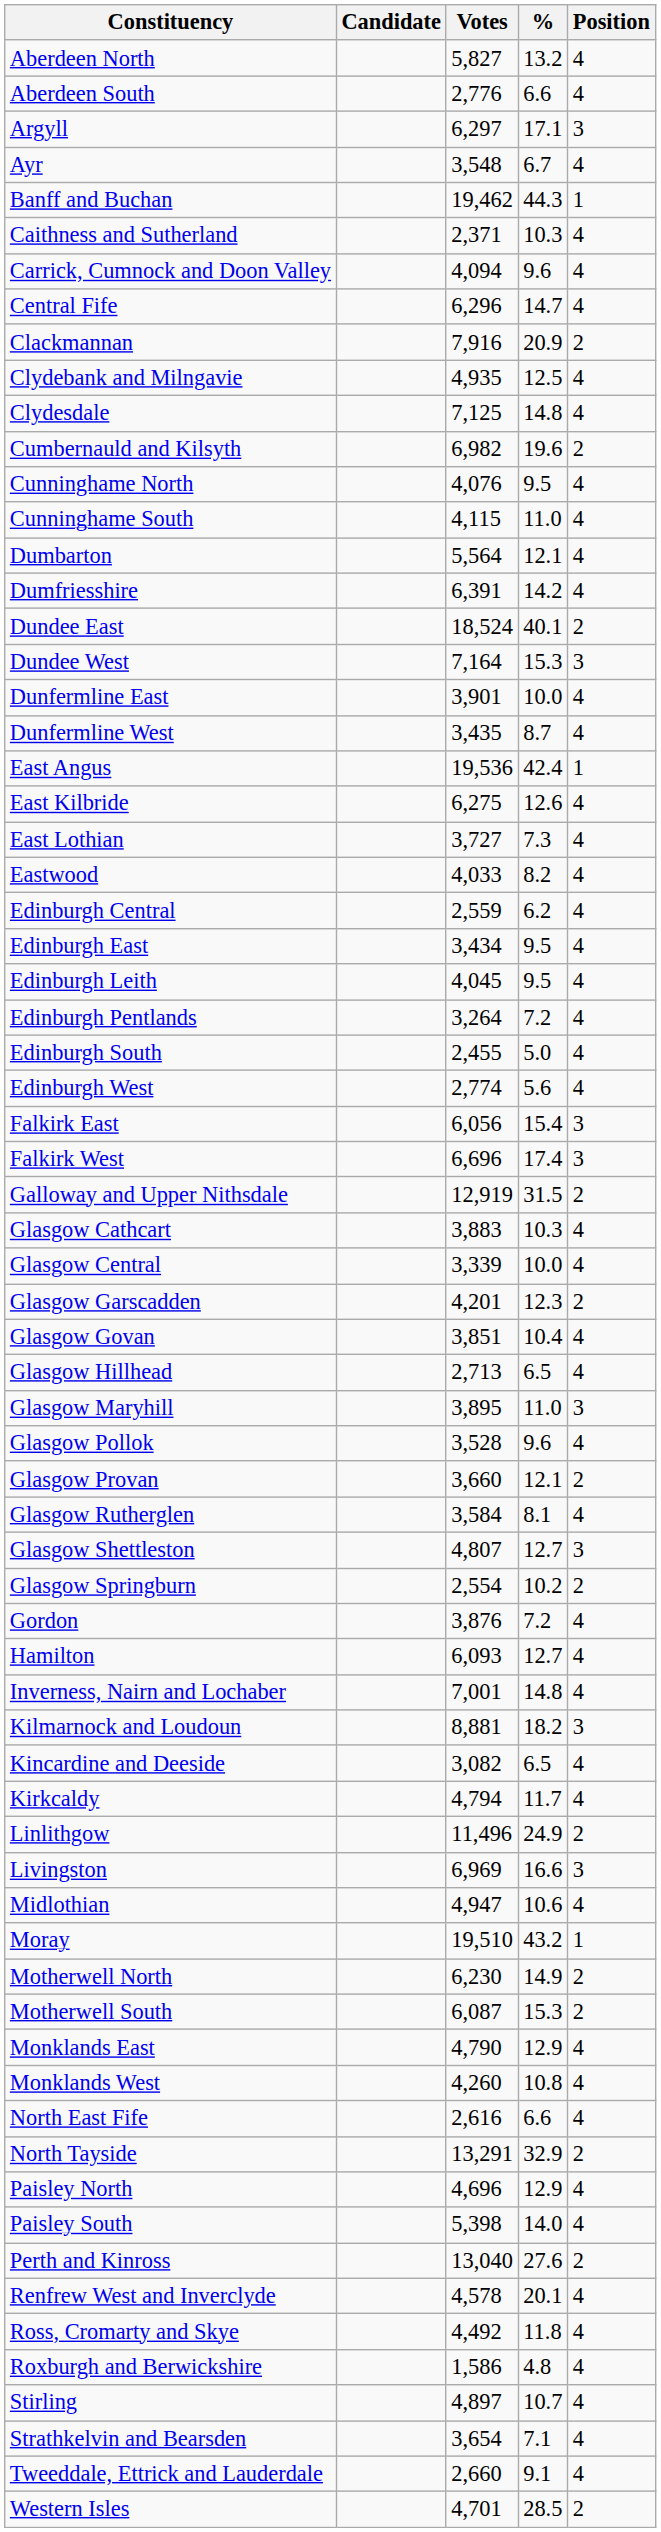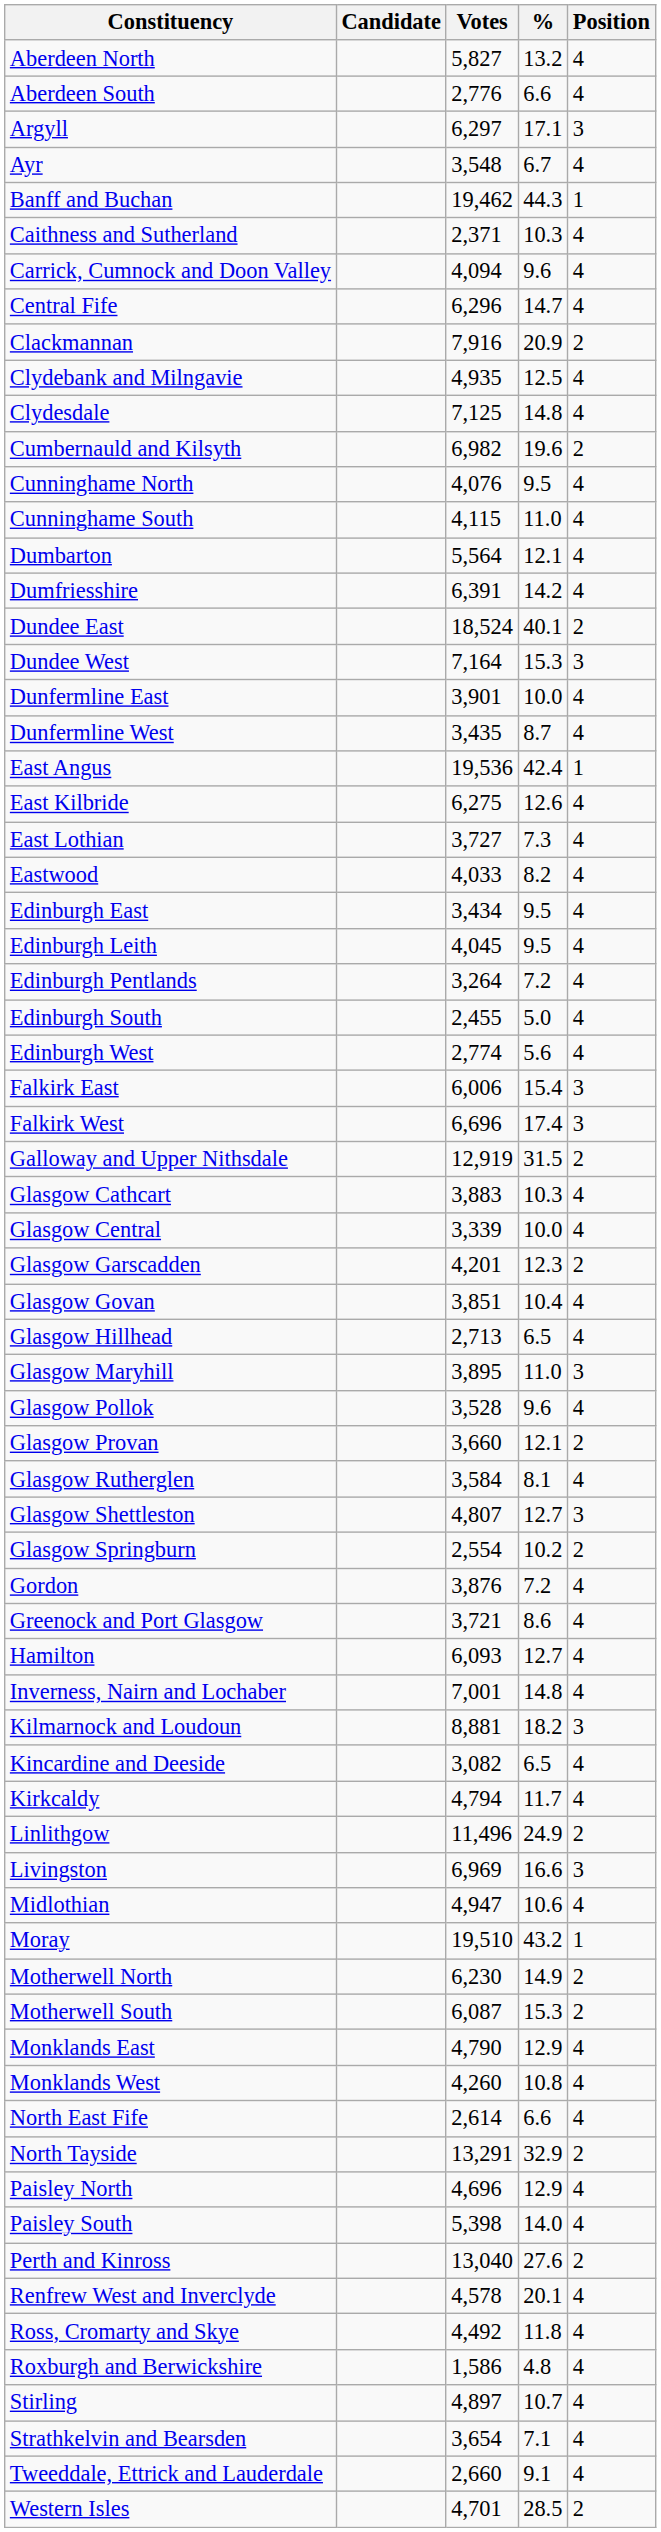- row: (93, 910)
(476, 1123) 6,056 -> (476, 1088) 6,006
+ row: (136, 1620)
(476, 2118) 2,616 -> (476, 2118) 2,614
